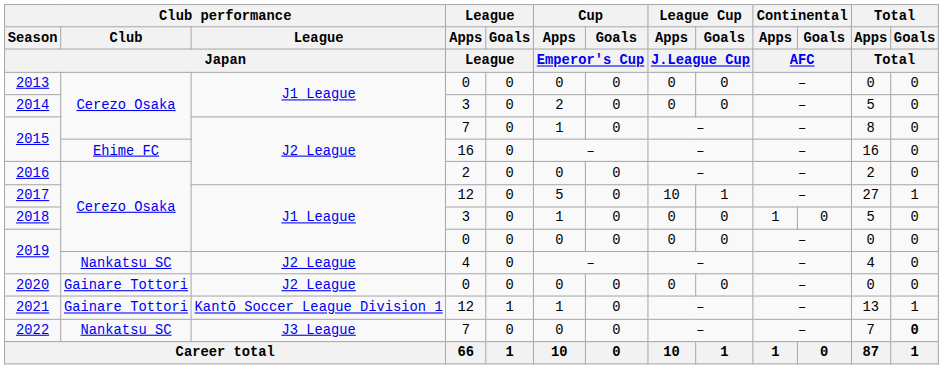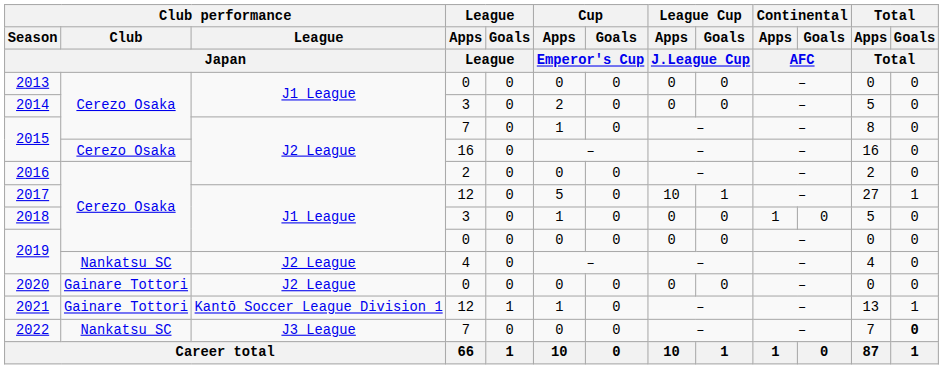(126, 151) Ehime FC -> (126, 151) Cerezo Osaka
